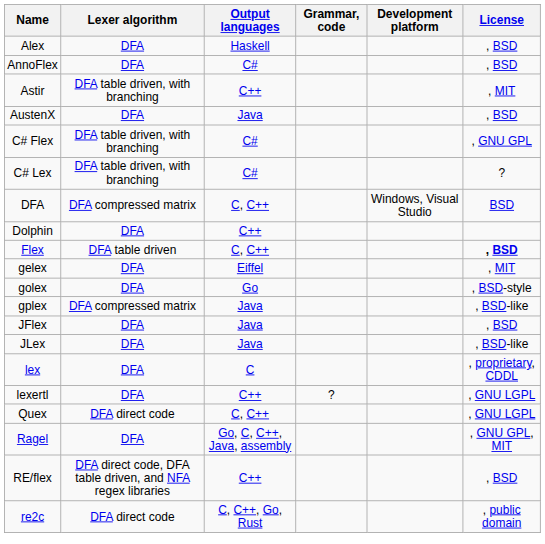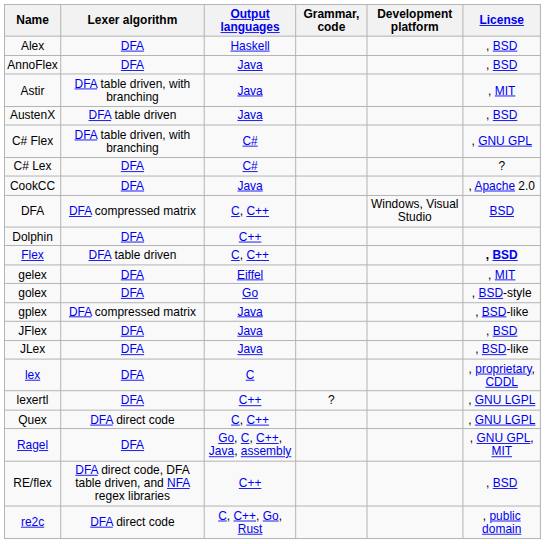(250, 64) C# -> (250, 64) Java
(250, 90) C++ -> (250, 90) Java
(132, 115) DFA -> (132, 115) DFA table driven
(132, 173) DFA table driven, with branching -> (132, 166) DFA
+ row: (33, 185)
